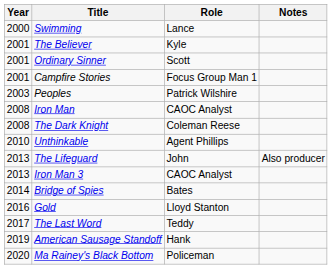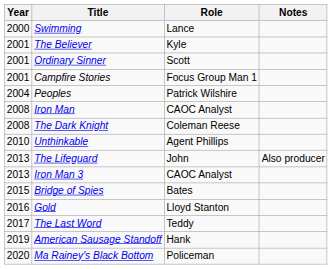(18, 93) 2003 -> (18, 93) 2004
(18, 191) 2014 -> (18, 191) 2015
